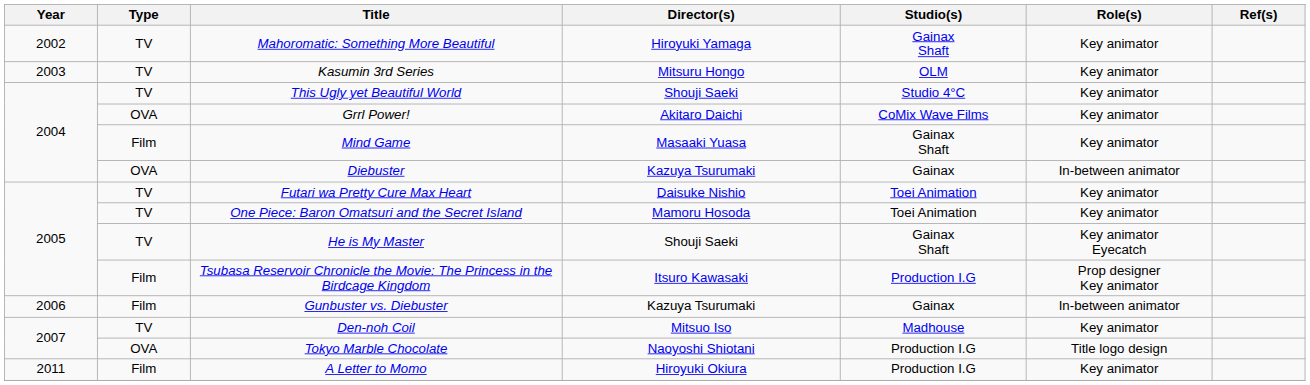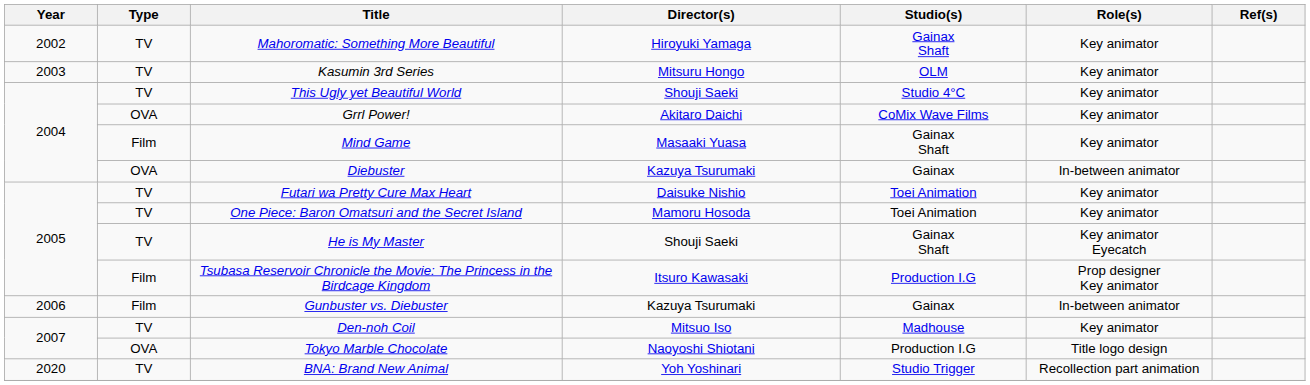- row: (376, 369)
+ row: (376, 369)
